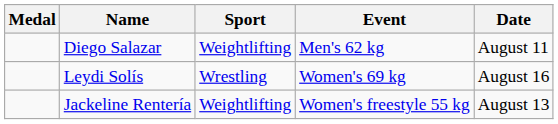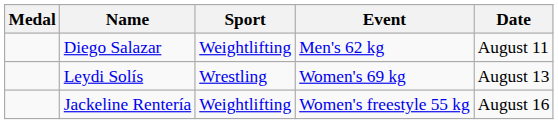(514, 76) August 16 -> (514, 76) August 13
(514, 104) August 13 -> (514, 104) August 16
